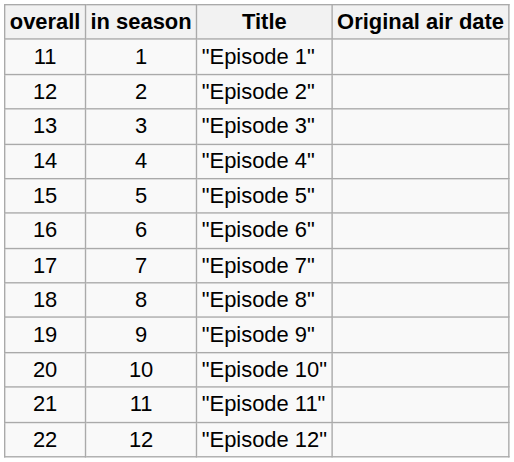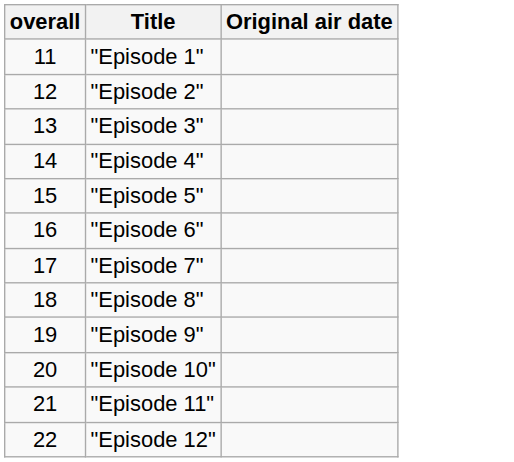- column: (141, 21)
